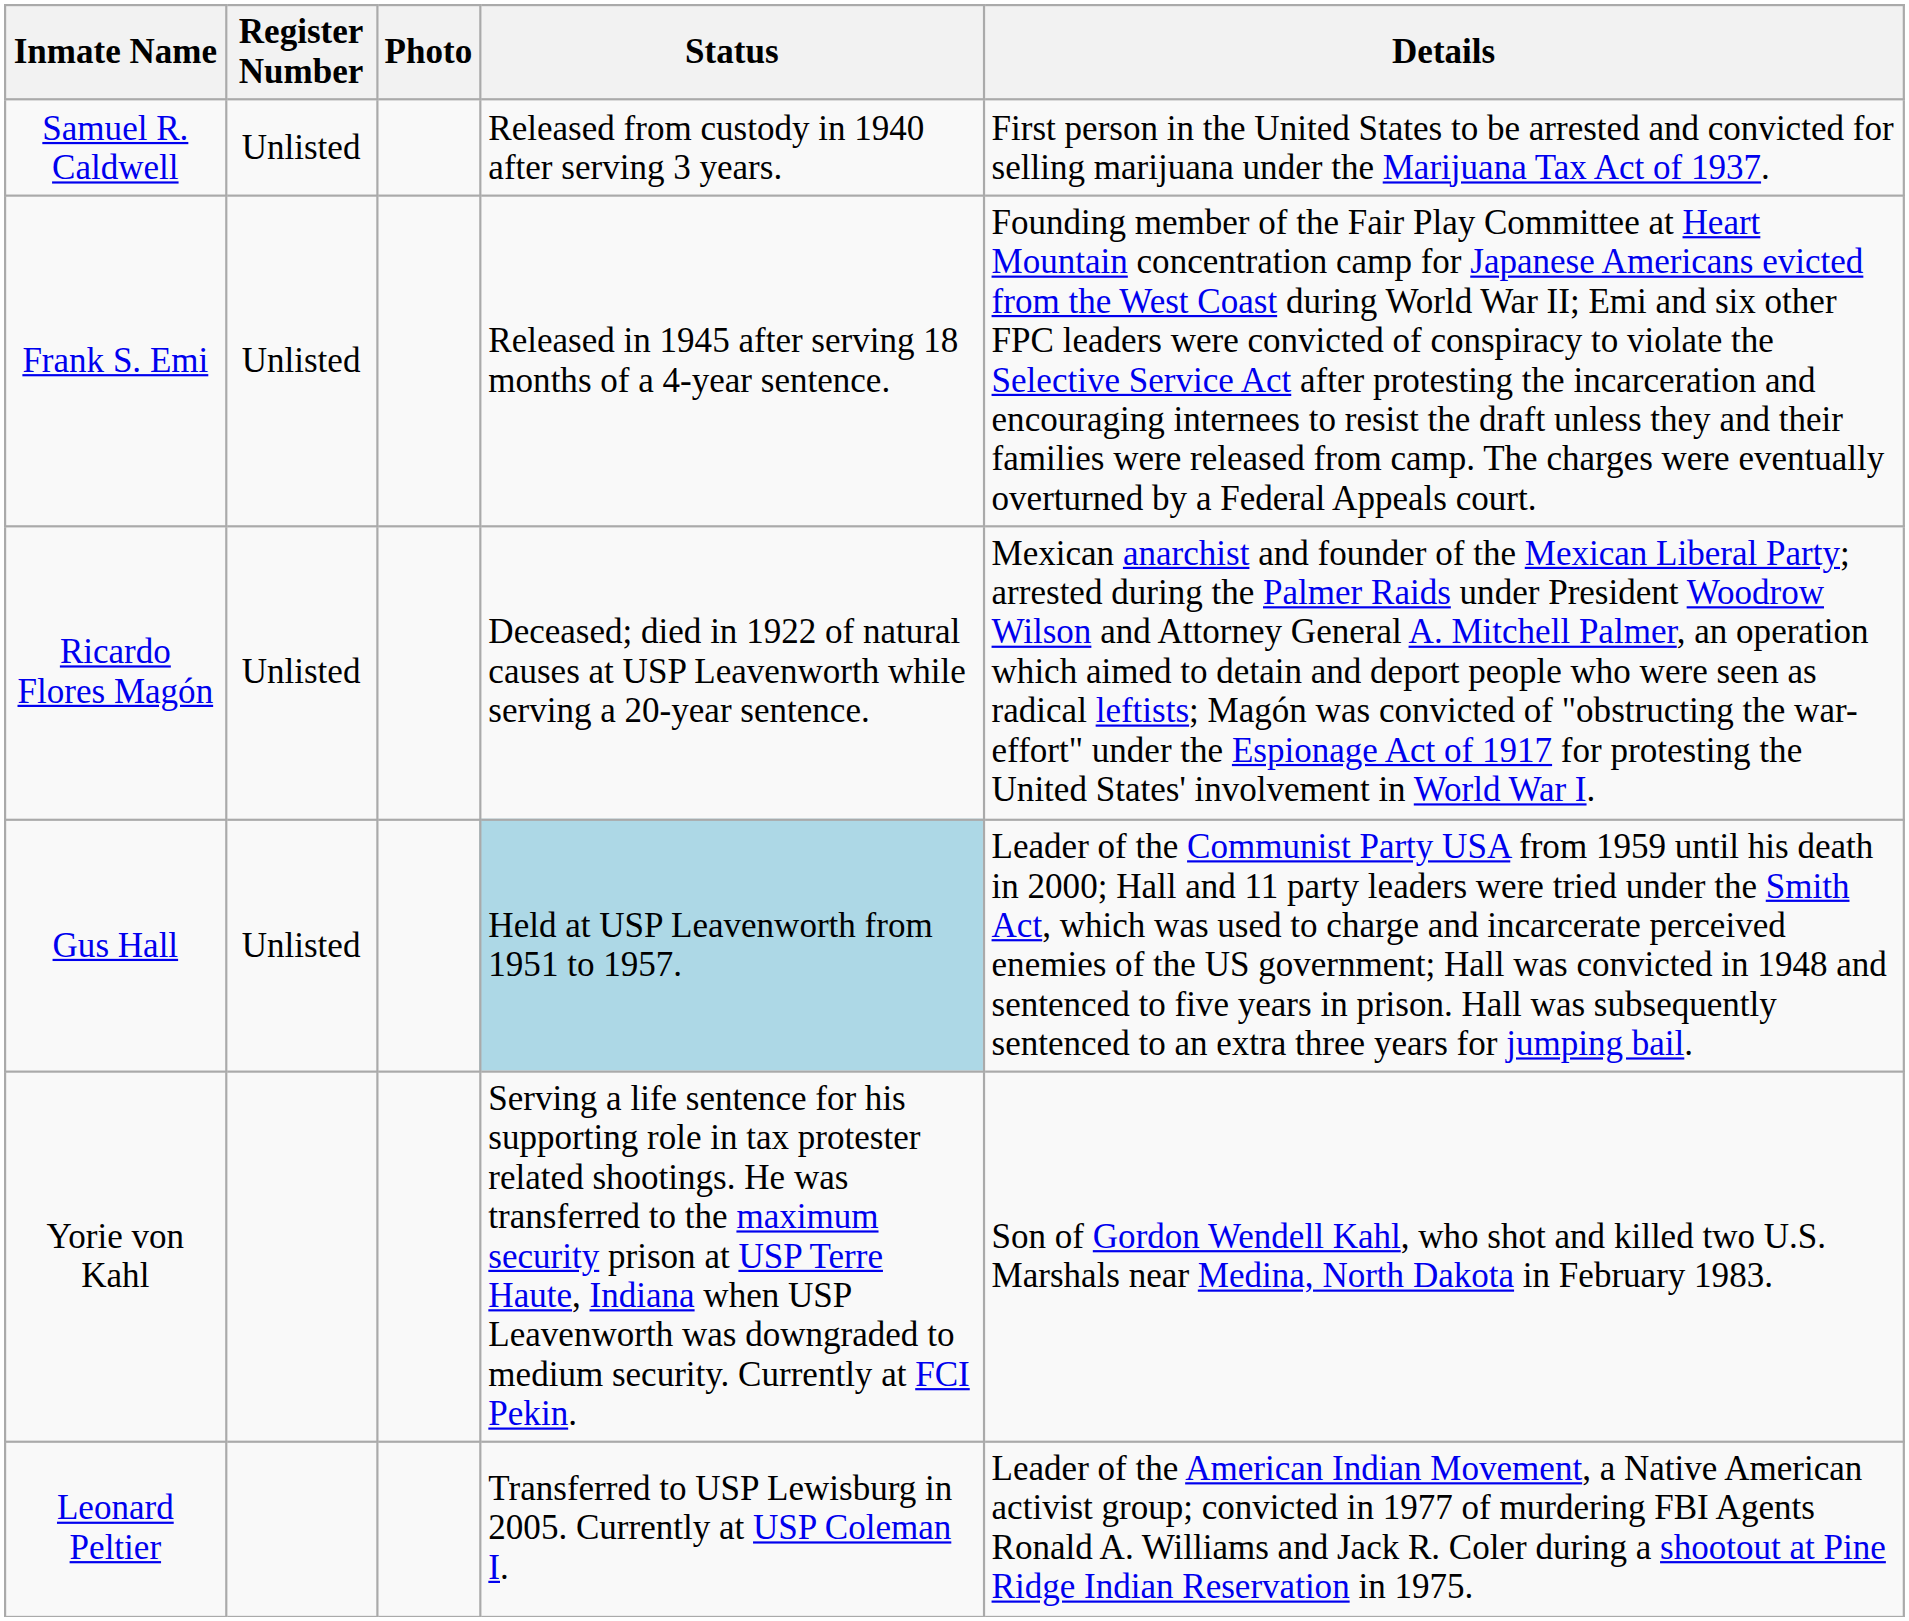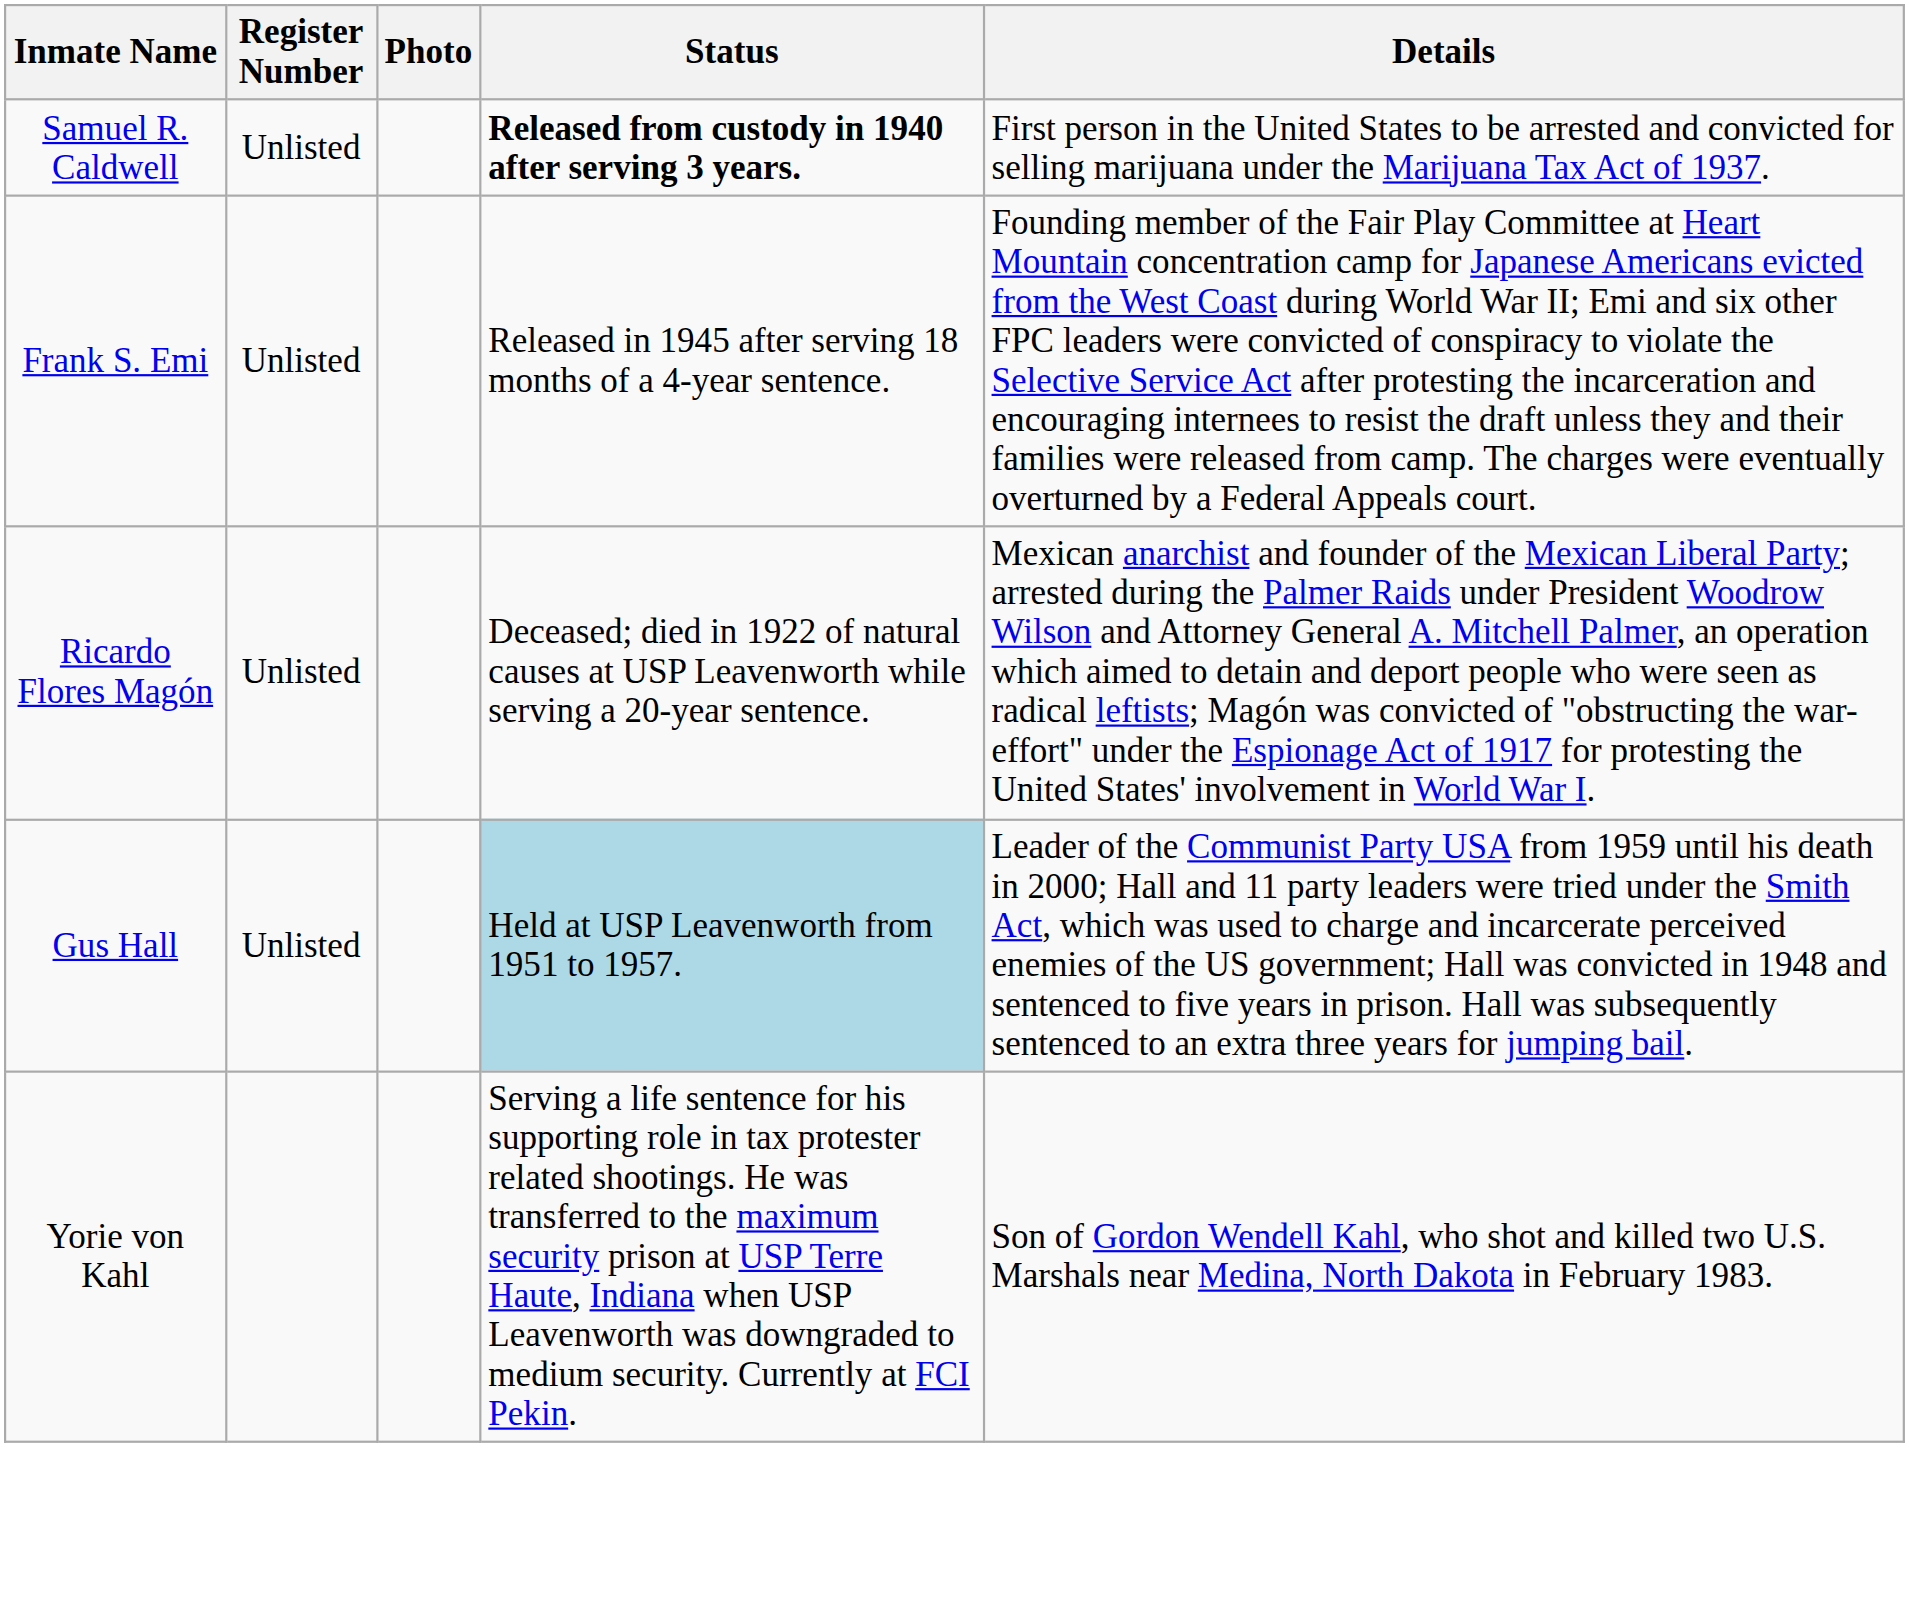(706, 146) normal -> (716, 146) bold
- row: (115, 1528)
